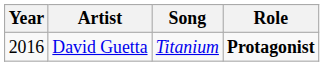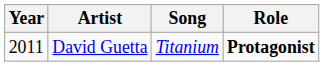(26, 46) 2016 -> (26, 46) 2011
